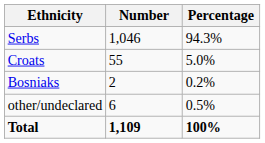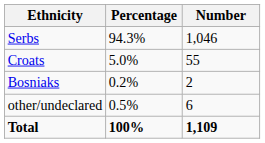columns swapped: (144, 15) <-> (221, 15)
